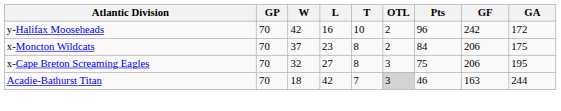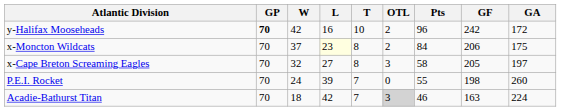(264, 30) normal -> (264, 30) bold
(327, 47) no background -> (327, 47) lightyellow background
(422, 64) 75 -> (422, 64) 58
(472, 64) 206 -> (472, 64) 205
(519, 64) 195 -> (519, 64) 197
+ row: (35, 81)
(519, 81) 244 -> (519, 98) 224
